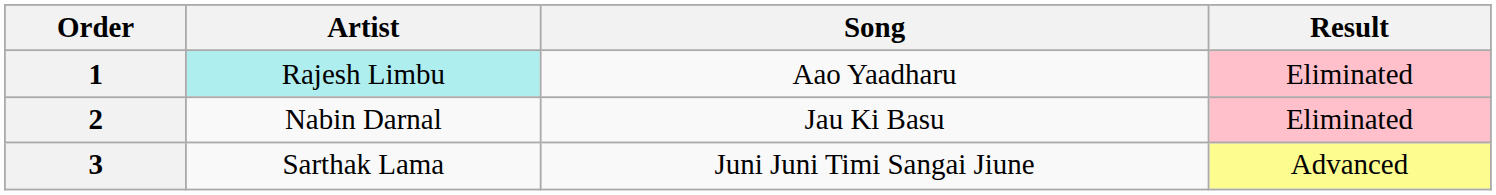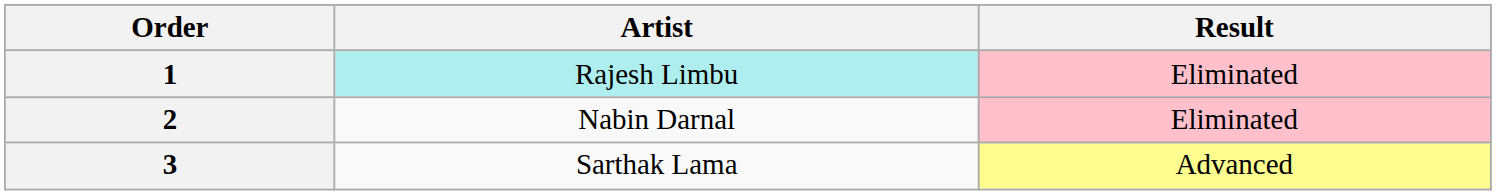- column: (875, 27)
